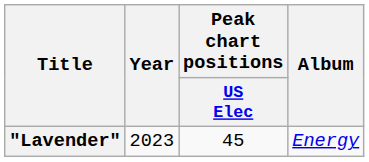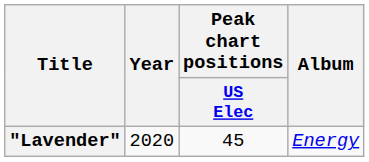(152, 141) 2023 -> (152, 141) 2020
